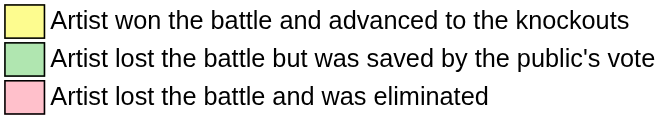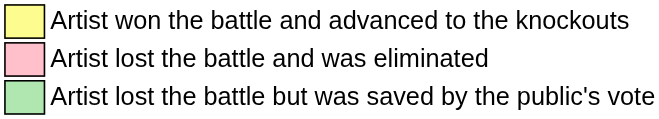rows swapped: (353, 59) <-> (270, 97)
